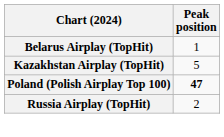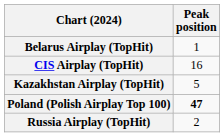+ row: (89, 65)
